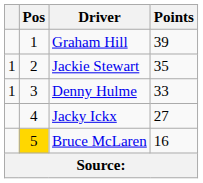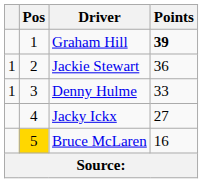(161, 41) normal -> (161, 41) bold
(161, 66) 35 -> (161, 66) 36
